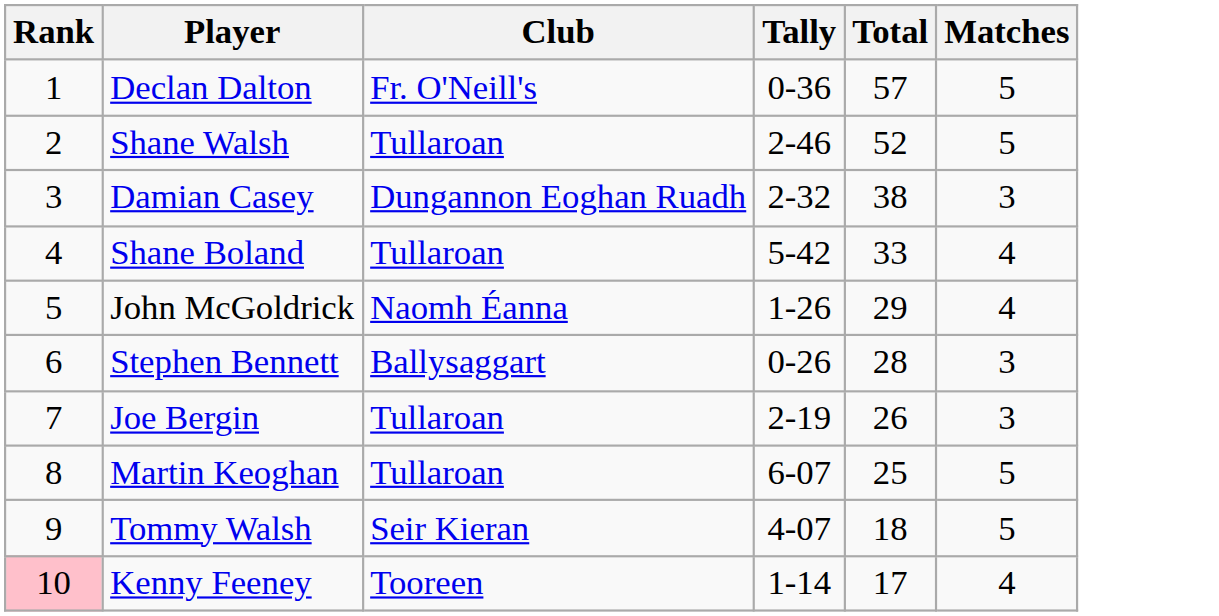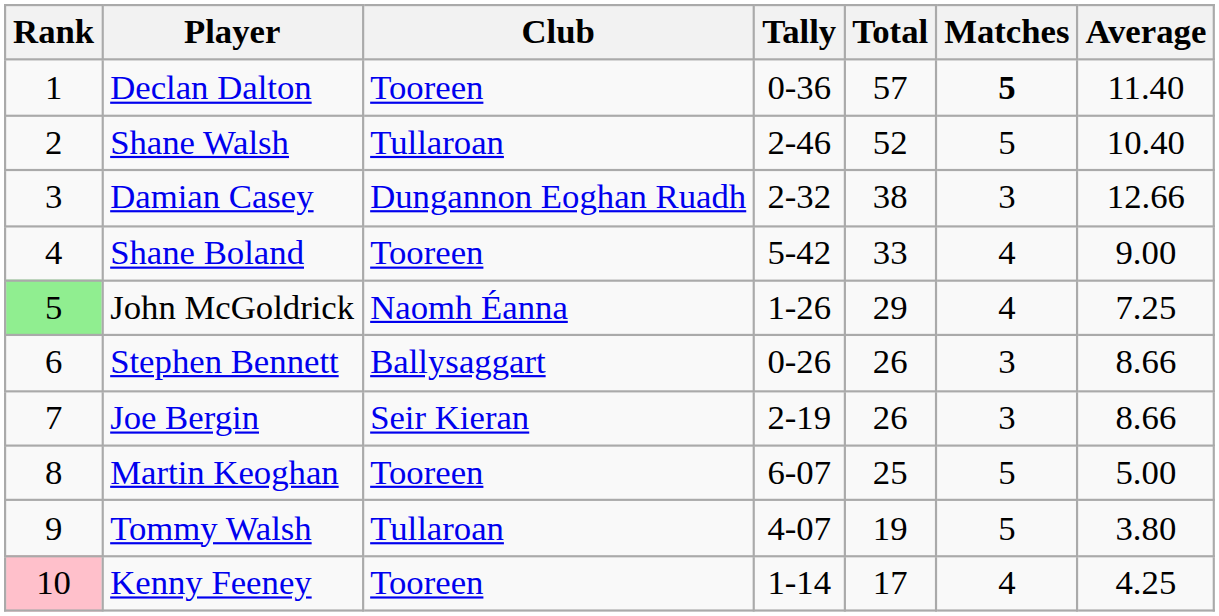+ column: (1146, 32)
(454, 87) Fr. O'Neill's -> (427, 87) Tooreen
(1007, 87) normal -> (1007, 87) bold
(437, 252) Tullaroan -> (427, 252) Tooreen
(54, 307) no background -> (54, 307) lightgreen background
(890, 362) 28 -> (890, 362) 26
(437, 417) Tullaroan -> (450, 417) Seir Kieran
(437, 472) Tullaroan -> (427, 472) Tooreen
(450, 527) Seir Kieran -> (437, 527) Tullaroan
(890, 527) 18 -> (890, 527) 19
